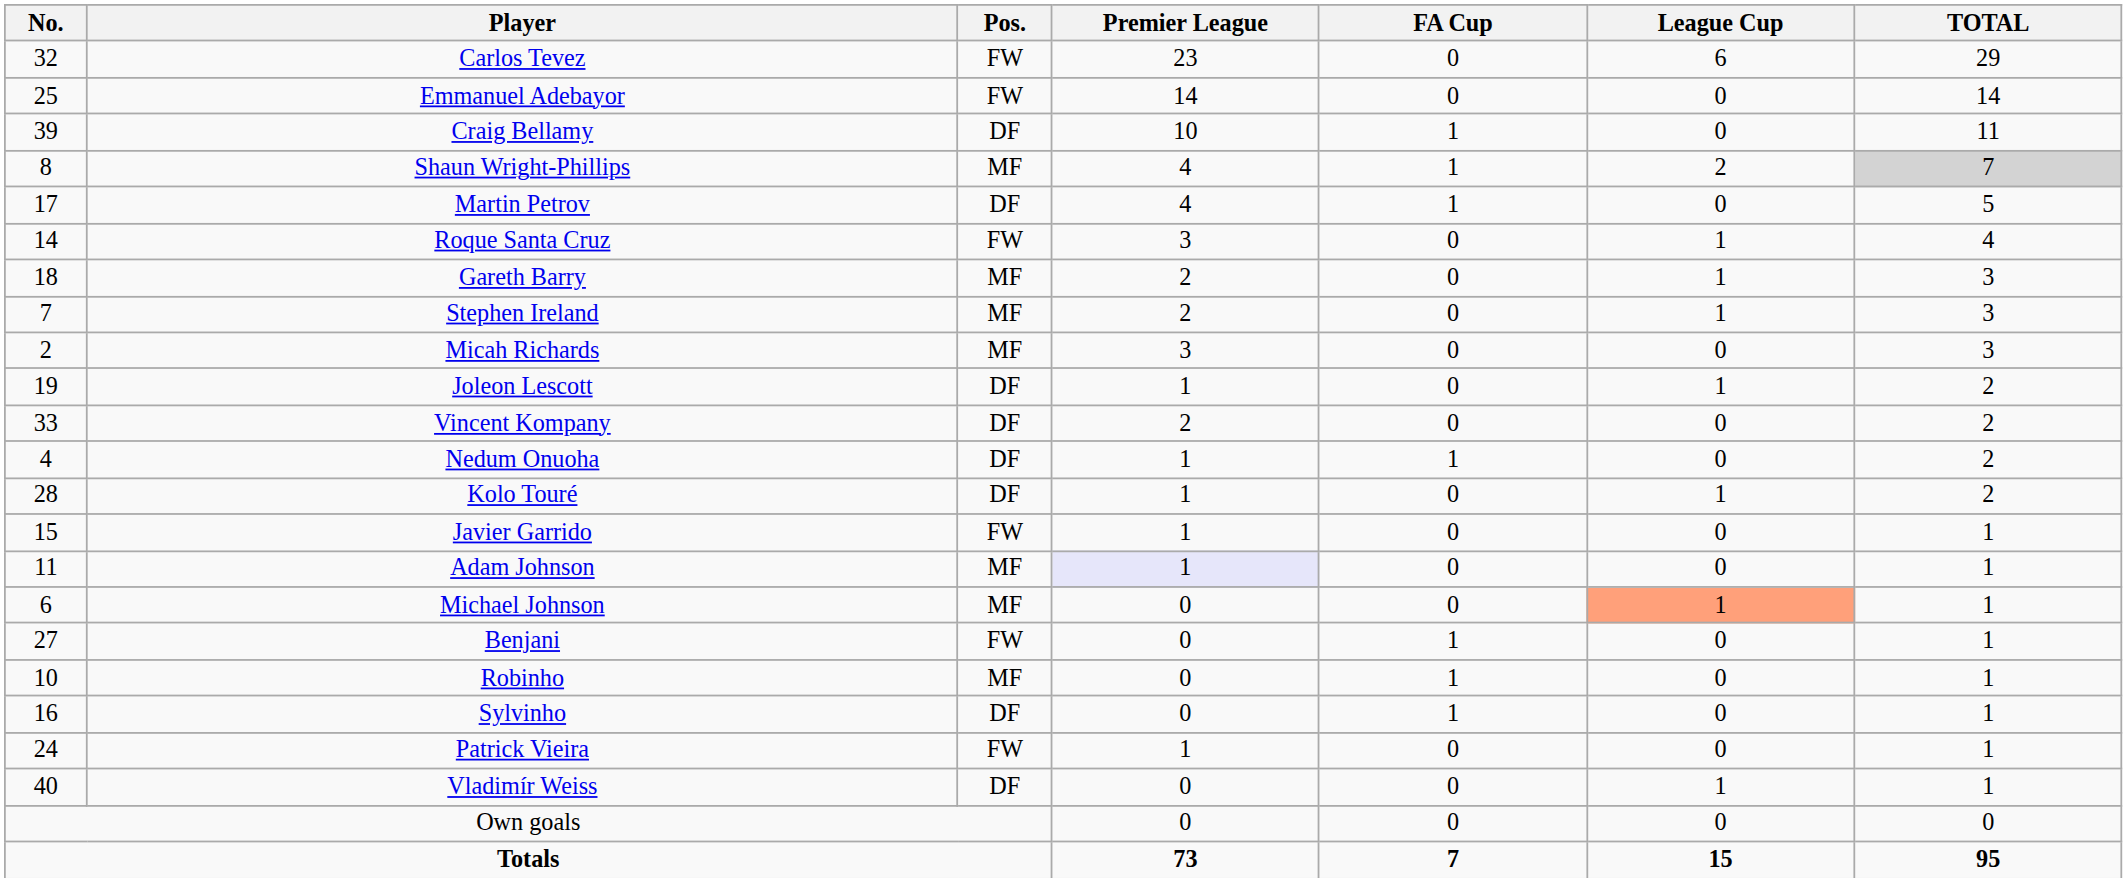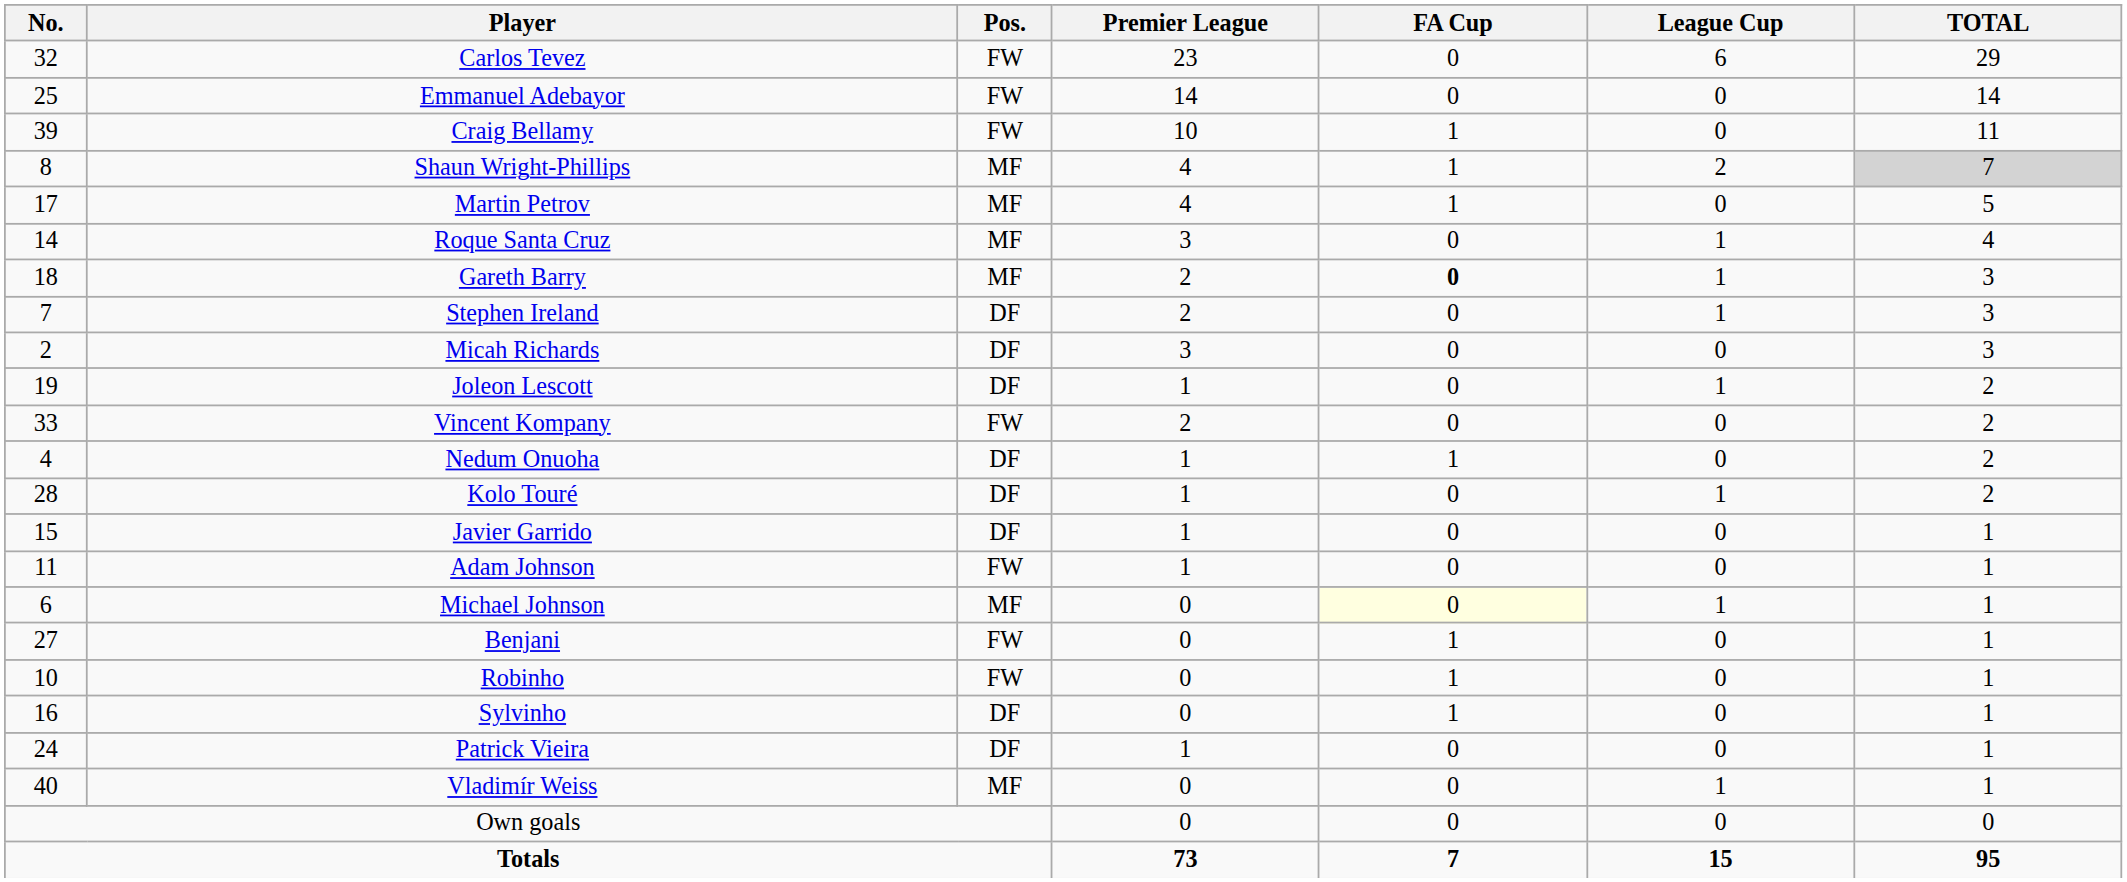(1005, 131) DF -> (1005, 131) FW
(1005, 204) DF -> (1005, 204) MF
(1005, 240) FW -> (1005, 240) MF
(1453, 276) normal -> (1453, 276) bold
(1005, 313) MF -> (1005, 313) DF
(1005, 349) MF -> (1005, 349) DF
(1005, 422) DF -> (1005, 422) FW
(1005, 531) FW -> (1005, 531) DF
(1005, 567) MF -> (1005, 567) FW
(1185, 567) lavender background -> (1185, 567) no background
(1453, 604) no background -> (1453, 604) lightyellow background
(1721, 604) lightsalmon background -> (1721, 604) no background
(1005, 677) MF -> (1005, 677) FW
(1005, 749) FW -> (1005, 749) DF
(1005, 786) DF -> (1005, 786) MF
